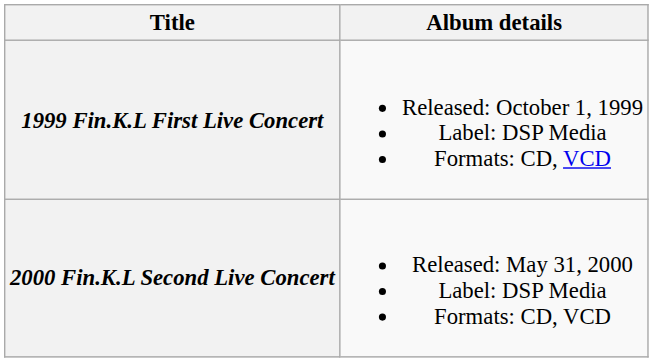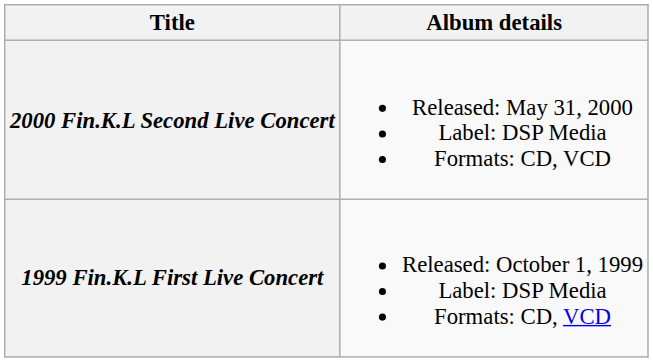rows swapped: (172, 119) <-> (172, 277)
